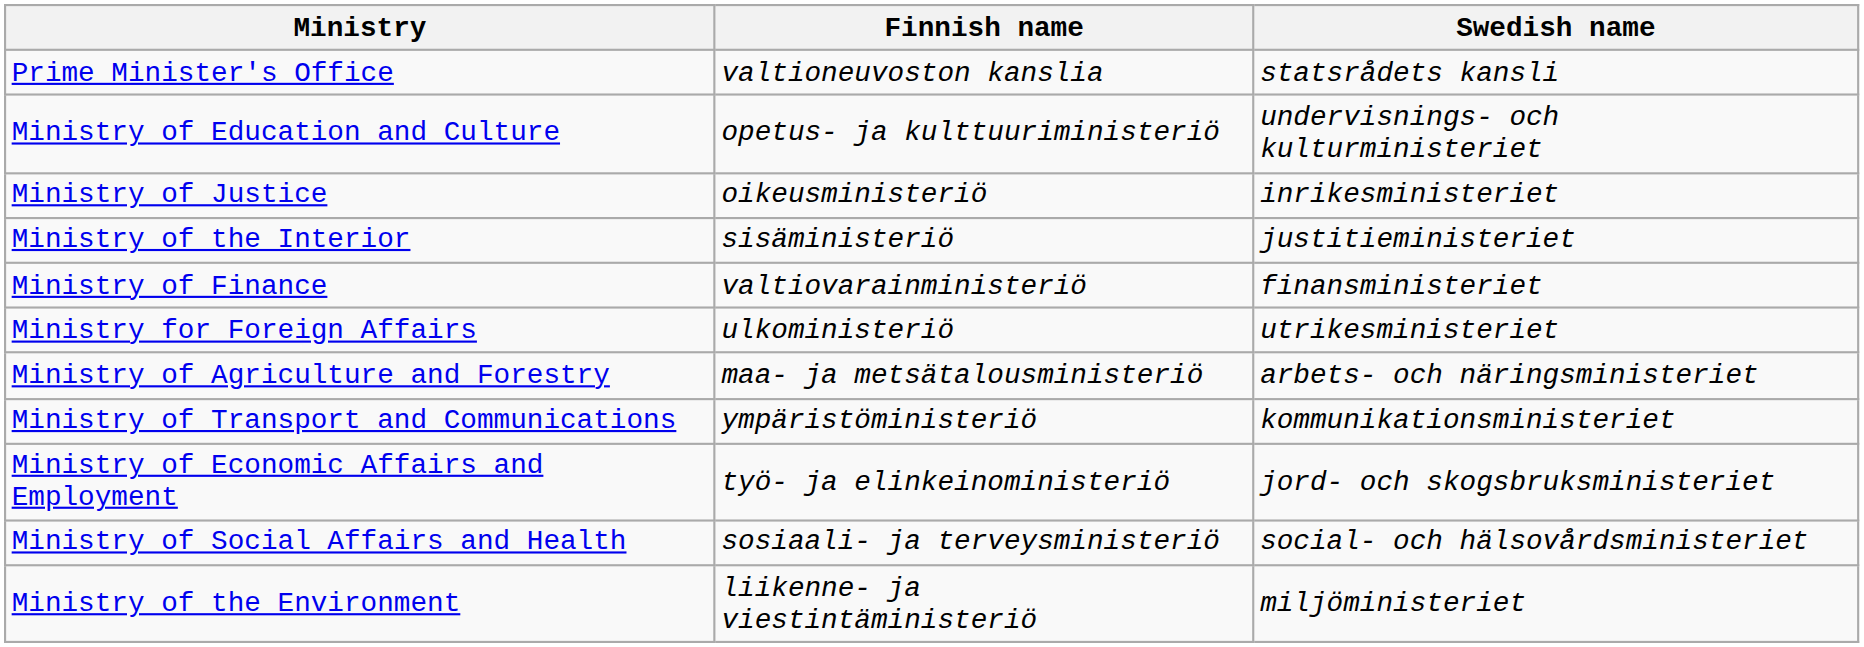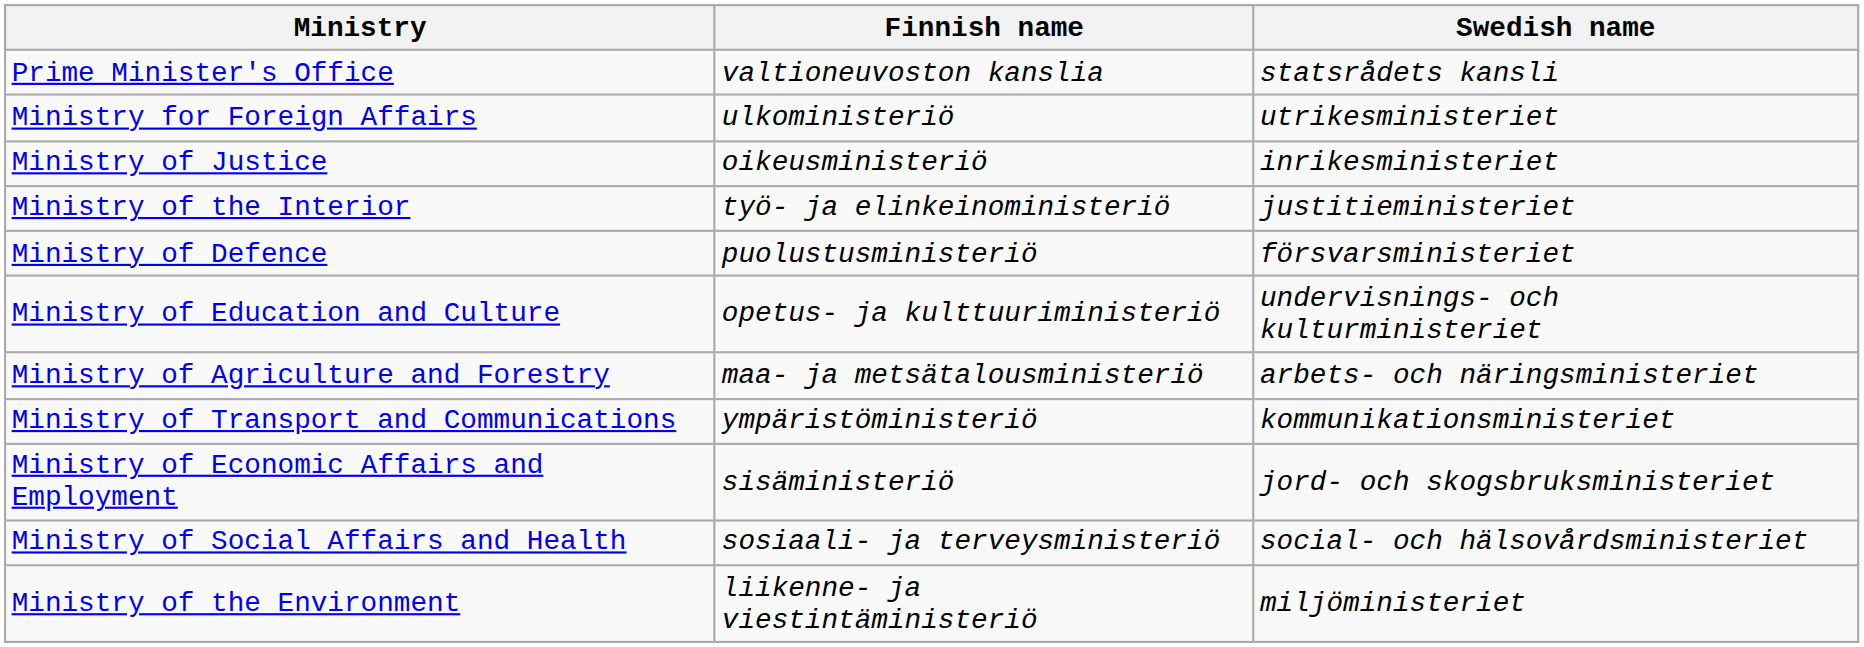rows swapped: (244, 330) <-> (286, 134)
(838, 240) sisäministeriö -> (946, 208) työ- ja elinkeinoministeriö
+ row: (170, 253)
- row: (170, 285)
(946, 482) työ- ja elinkeinoministeriö -> (838, 482) sisäministeriö
